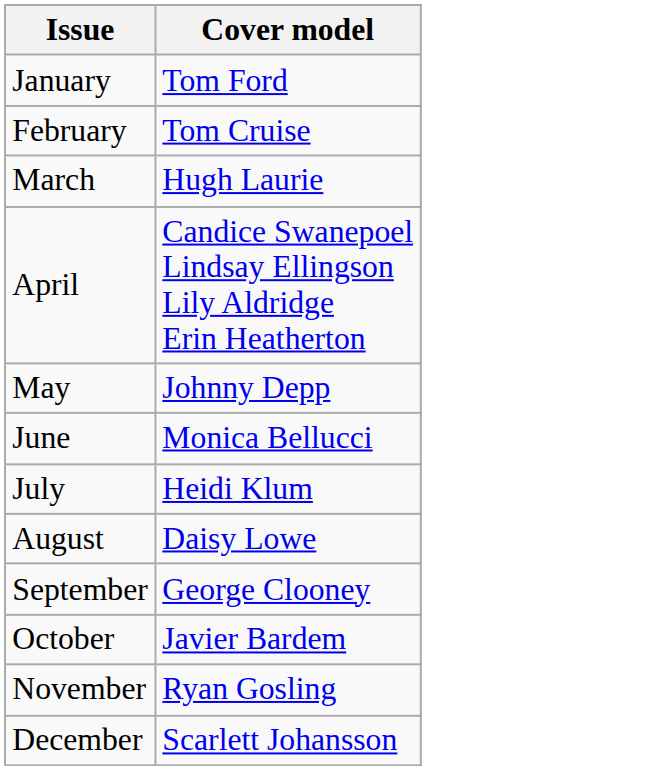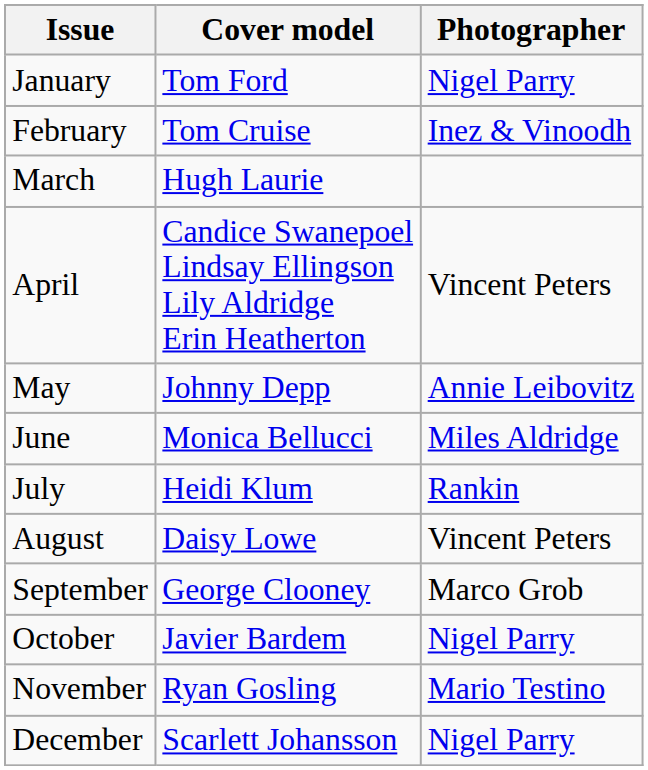+ column: (531, 29)
